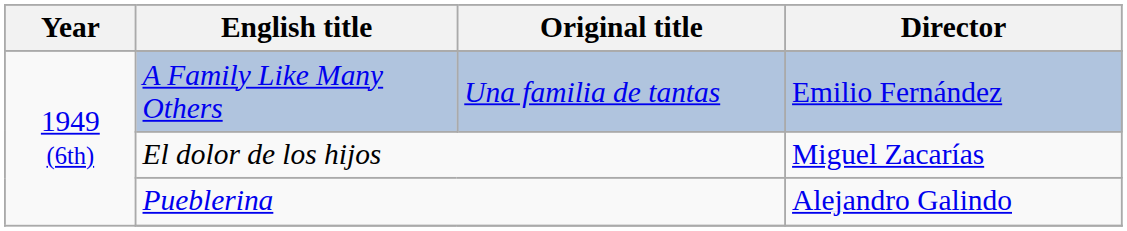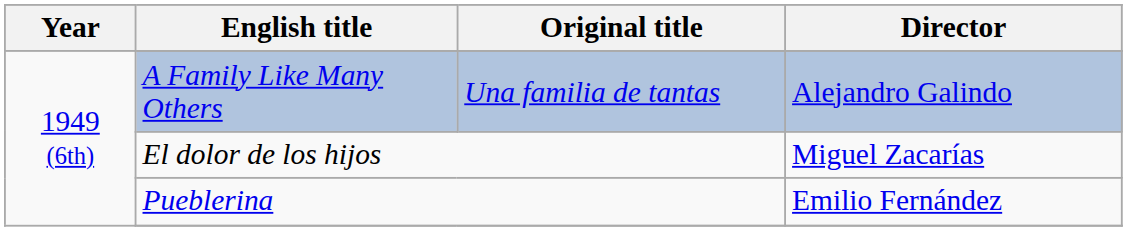(897, 91) Emilio Fernández -> (902, 91) Alejandro Galindo
(902, 201) Alejandro Galindo -> (897, 201) Emilio Fernández
